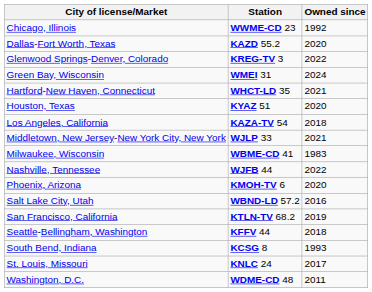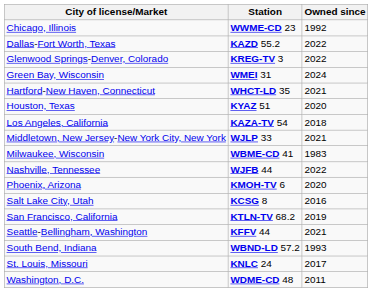(315, 43) 2020 -> (315, 43) 2022
(265, 201) WBND-LD 57.2 -> (249, 201) KCSG 8
(315, 232) 2018 -> (315, 232) 2021
(249, 248) KCSG 8 -> (265, 248) WBND-LD 57.2
